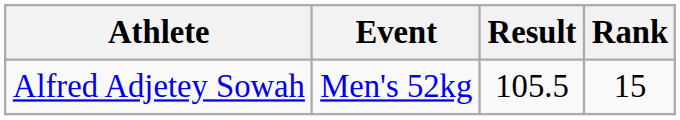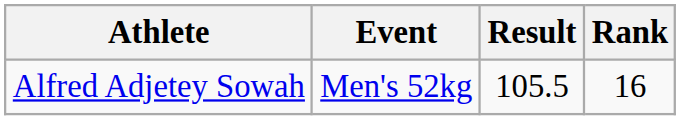(630, 85) 15 -> (630, 85) 16
